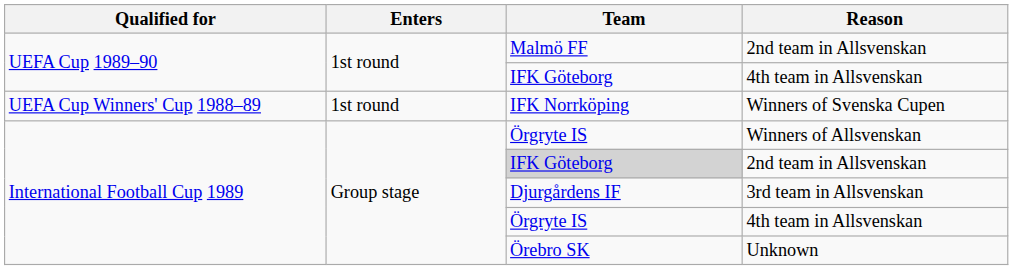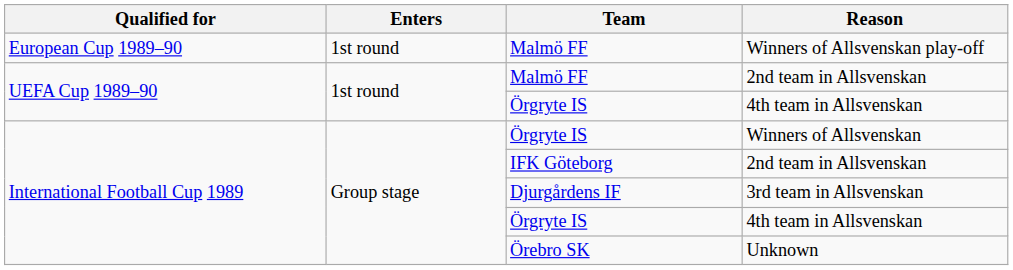+ row: (95, 47)
(561, 76) IFK Göteborg -> (549, 105) Örgryte IS
- row: (135, 105)
(561, 163) lightgrey background -> (561, 163) no background
